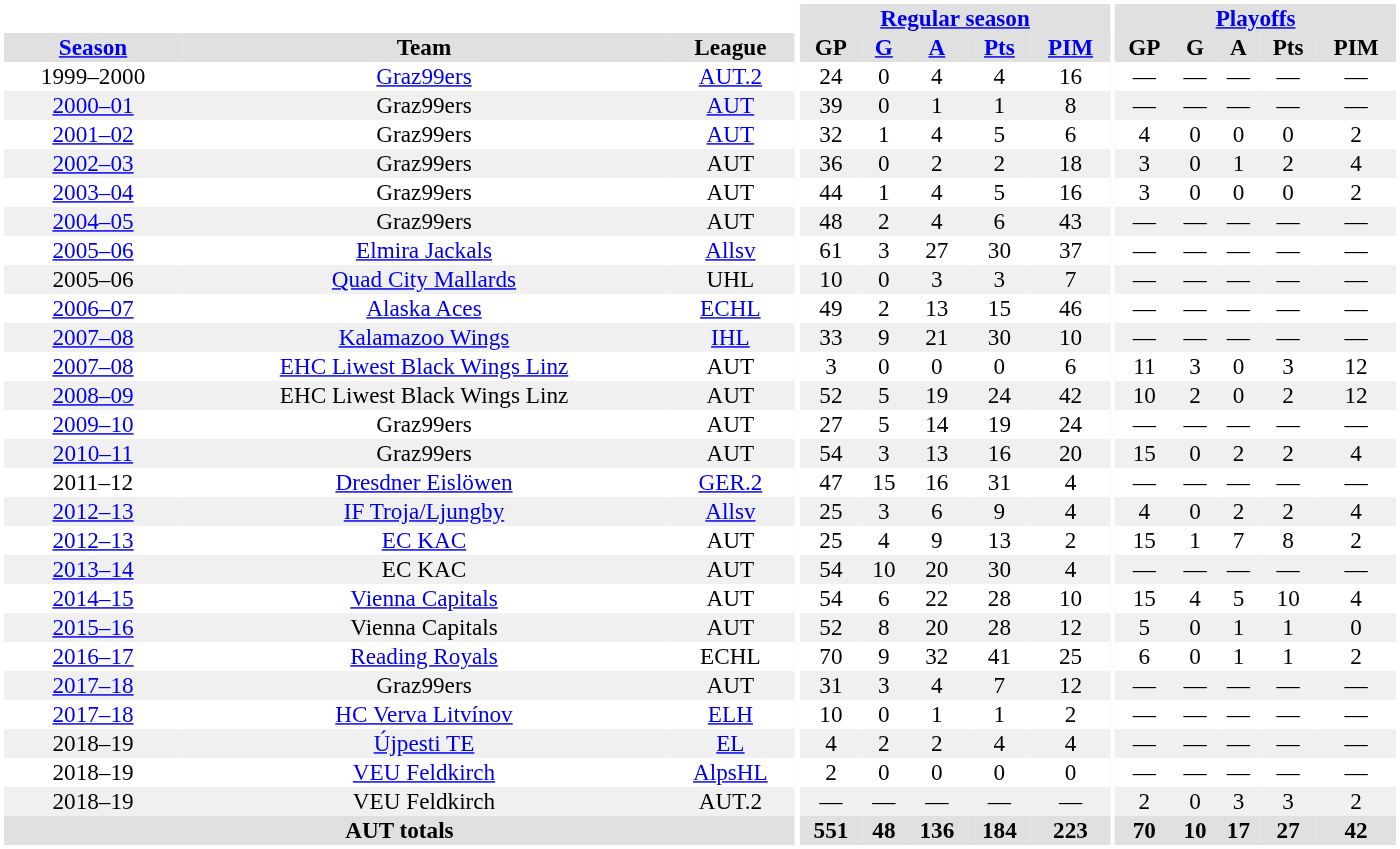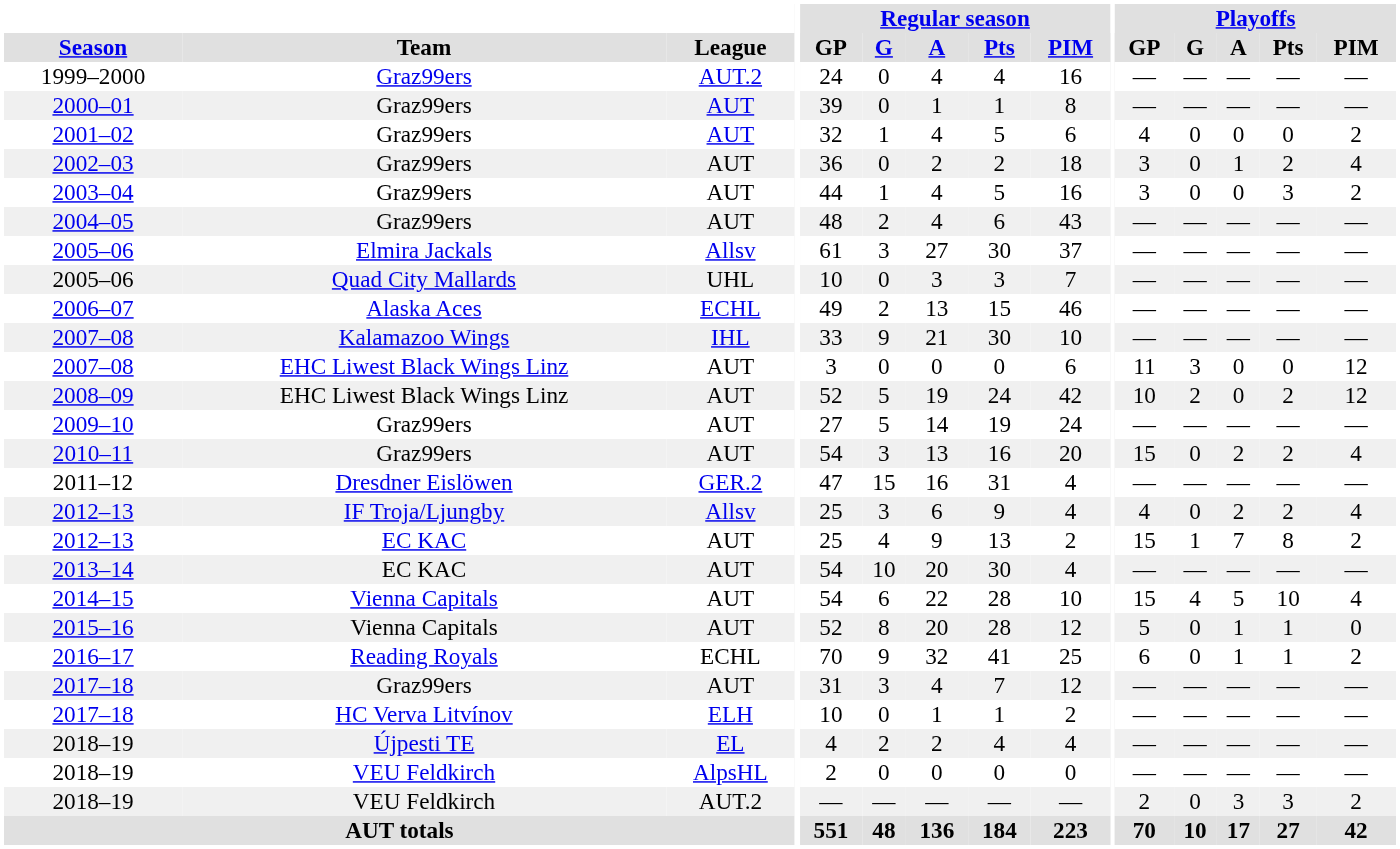(1288, 192) 0 -> (1288, 192) 3
(1288, 366) 3 -> (1288, 366) 0
